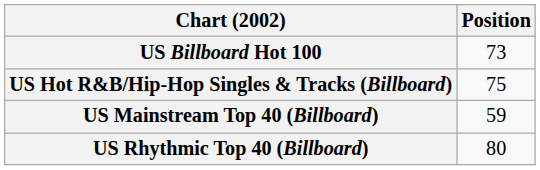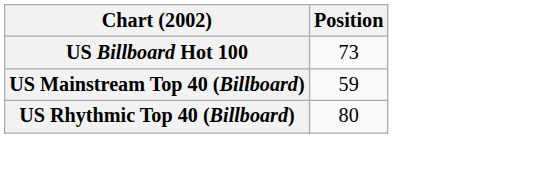- row: (231, 84)
